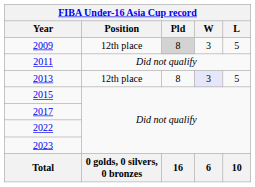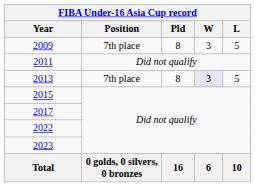(122, 46) 12th place -> (122, 46) 7th place
(178, 46) lightgrey background -> (178, 46) no background
(122, 79) 12th place -> (122, 79) 7th place
